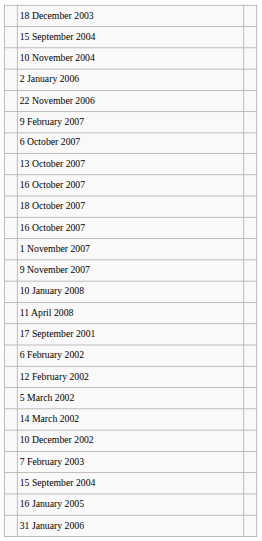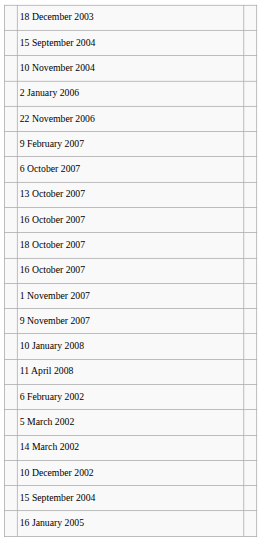- row: (11, 334)
- row: (11, 377)
- row: (11, 462)
- row: (11, 526)
